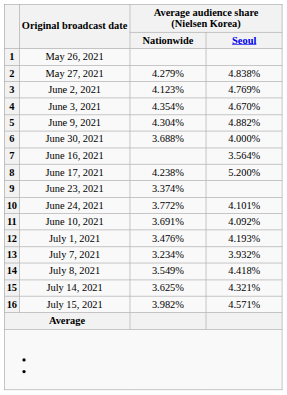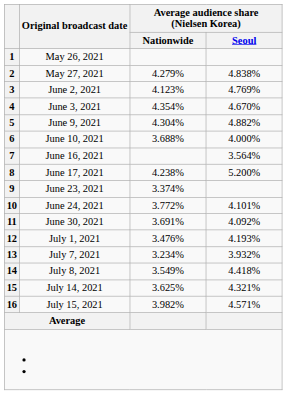(75, 139) June 30, 2021 -> (75, 139) June 10, 2021
(75, 222) June 10, 2021 -> (75, 222) June 30, 2021
